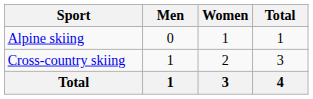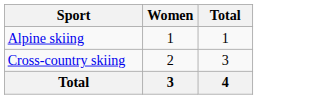- column: (170, 15)
